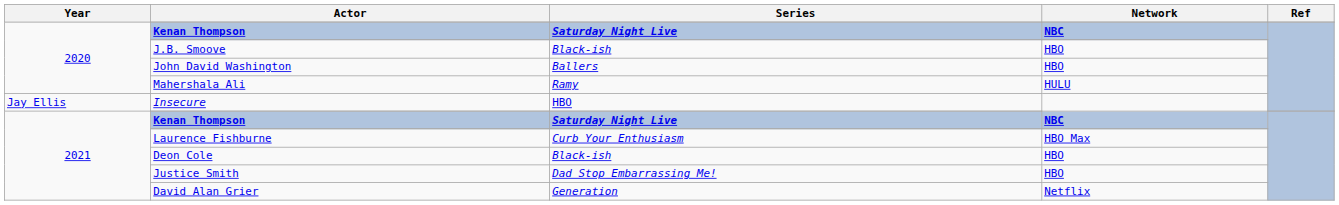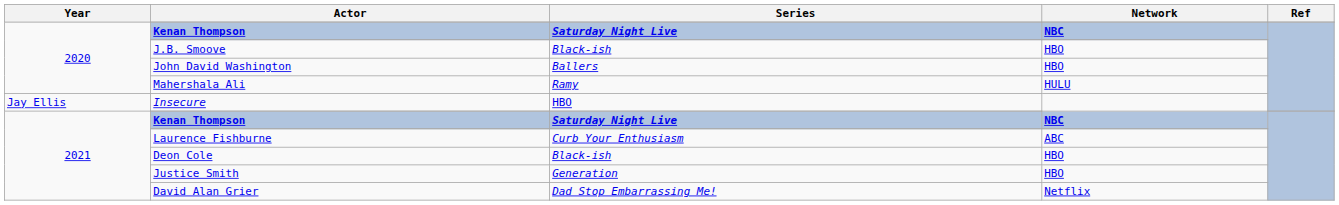(1067, 138) HBO Max -> (1054, 138) ABC
(634, 173) Dad Stop Embarrassing Me! -> (585, 173) Generation
(585, 191) Generation -> (634, 191) Dad Stop Embarrassing Me!
